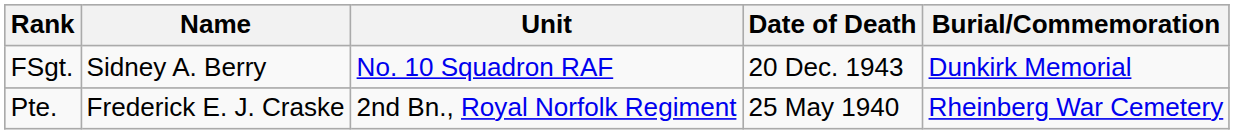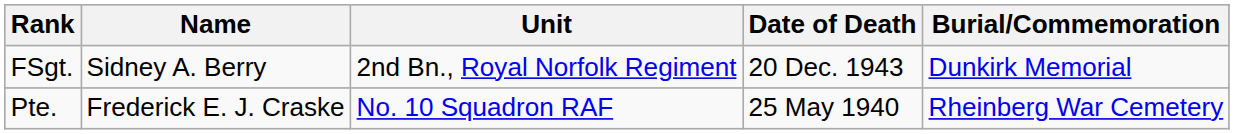(485, 66) No. 10 Squadron RAF -> (547, 66) 2nd Bn., Royal Norfolk Regiment
(547, 107) 2nd Bn., Royal Norfolk Regiment -> (485, 107) No. 10 Squadron RAF
